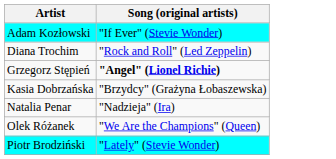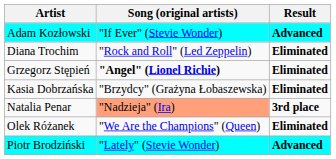+ column: (300, 13)
(137, 107) no background -> (137, 107) lightsalmon background
